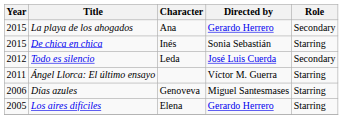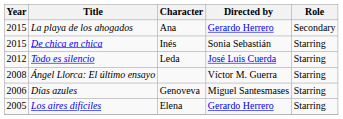(315, 59) Secondary -> (310, 59) Starring
(16, 75) 2011 -> (17, 75) 2008
